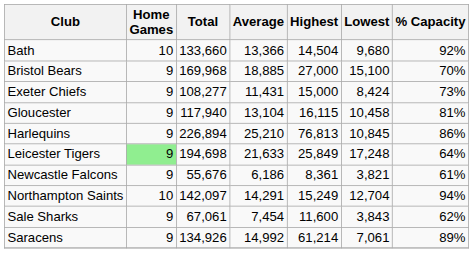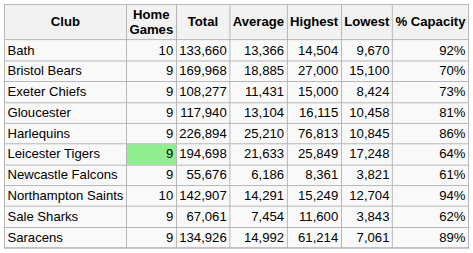(373, 50) 9,680 -> (373, 50) 9,670
(203, 196) 142,097 -> (203, 196) 142,907
